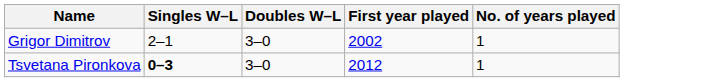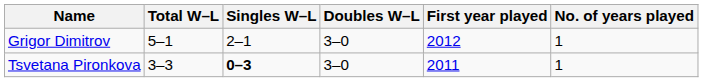+ column: (183, 16)
(365, 40) 2002 -> (444, 40) 2012
(365, 64) 2012 -> (443, 64) 2011
